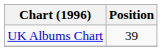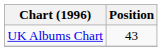(132, 35) 39 -> (132, 35) 43
